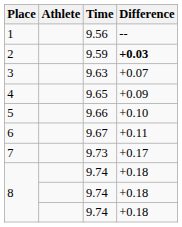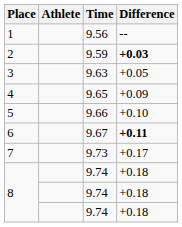(134, 73) +0.07 -> (134, 73) +0.05
(133, 133) normal -> (133, 133) bold
